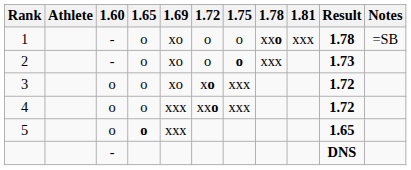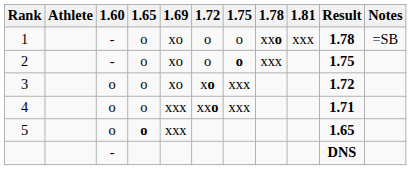(342, 61) 1.73 -> (342, 61) 1.75
(342, 107) 1.72 -> (342, 107) 1.71
